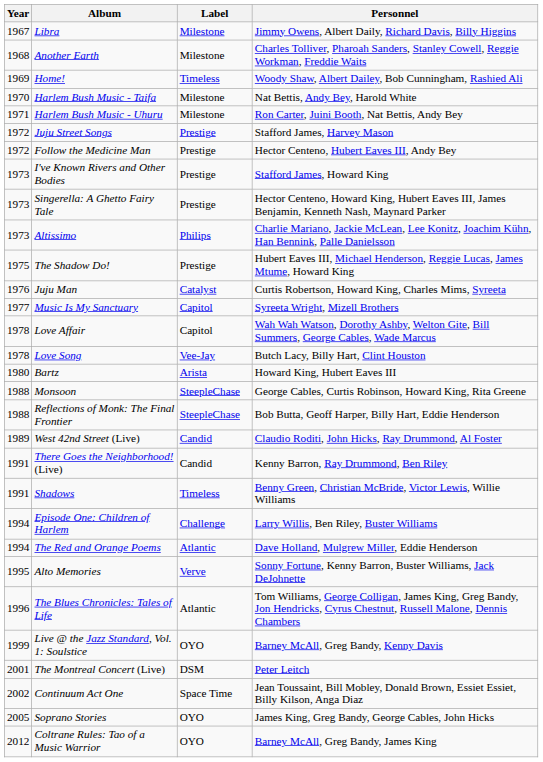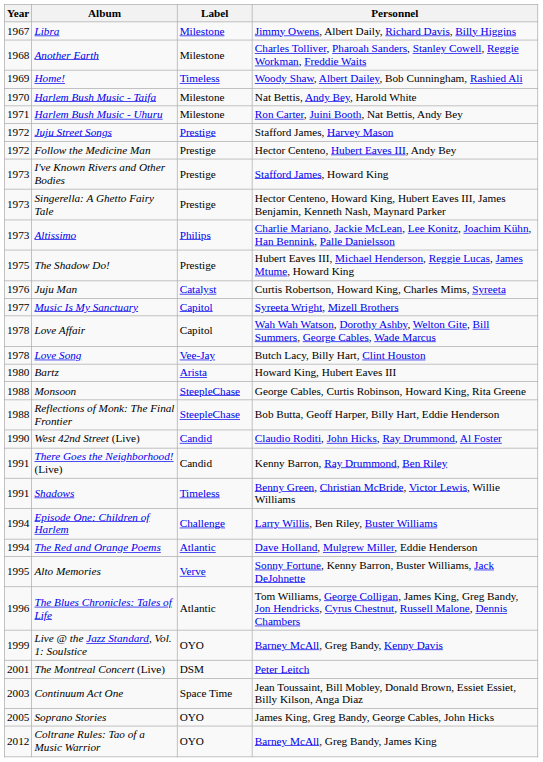(18, 439) 1989 -> (18, 439) 1990
(18, 693) 2002 -> (18, 693) 2003
